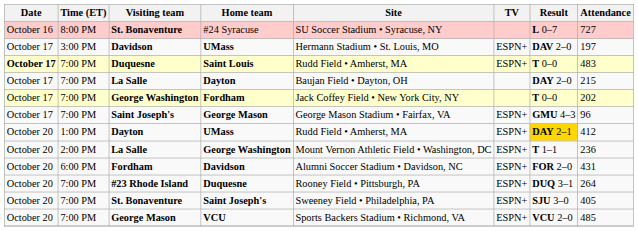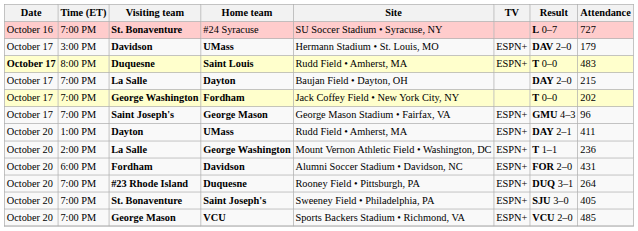(78, 30) 8:00 PM -> (78, 30) 7:00 PM
(588, 47) 197 -> (588, 47) 179
(78, 64) 7:00 PM -> (78, 64) 8:00 PM
(552, 132) gold background -> (552, 132) no background
(588, 132) 412 -> (588, 132) 411
